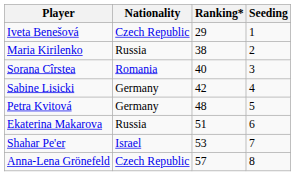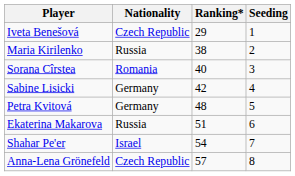(201, 143) 53 -> (201, 143) 54
